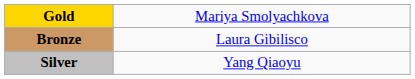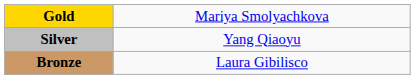rows swapped: (59, 62) <-> (59, 39)
